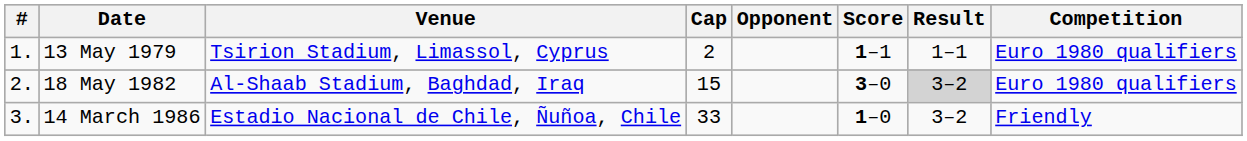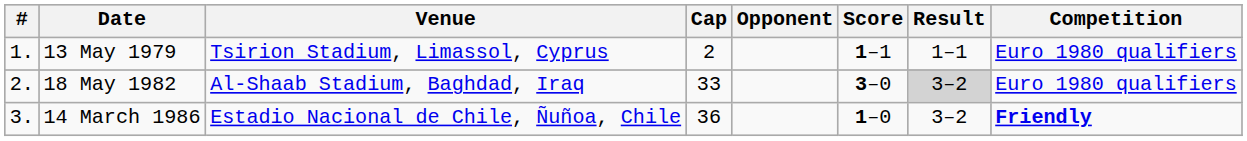(709, 86) 15 -> (709, 86) 33
(709, 119) 33 -> (709, 119) 36
(1044, 119) normal -> (1044, 119) bold
